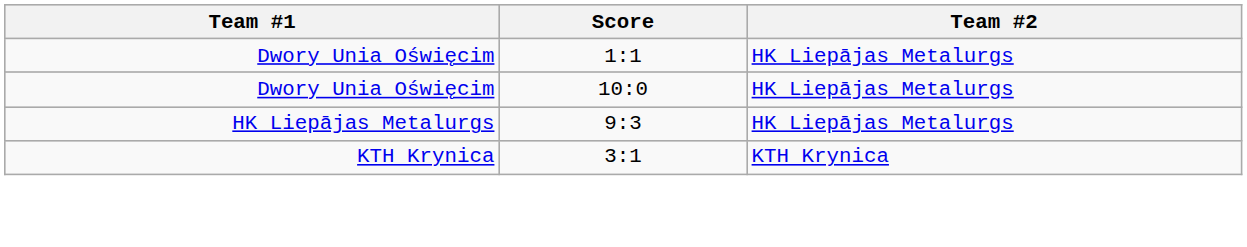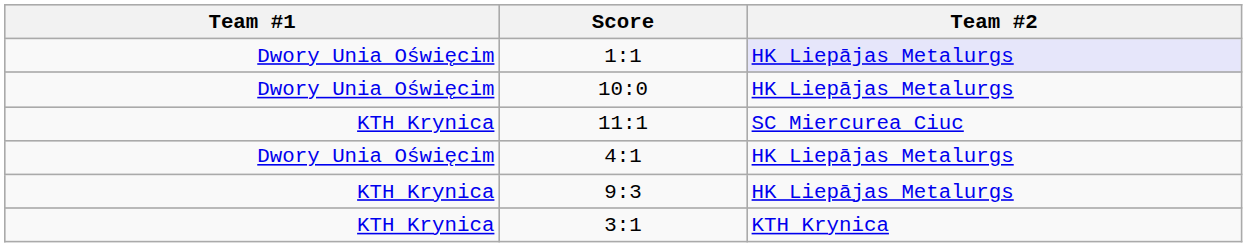(883, 56) no background -> (883, 56) lavender background
+ row: (623, 123)
+ row: (623, 157)
(363, 123) HK Liepājas Metalurgs -> (426, 191) KTH Krynica
